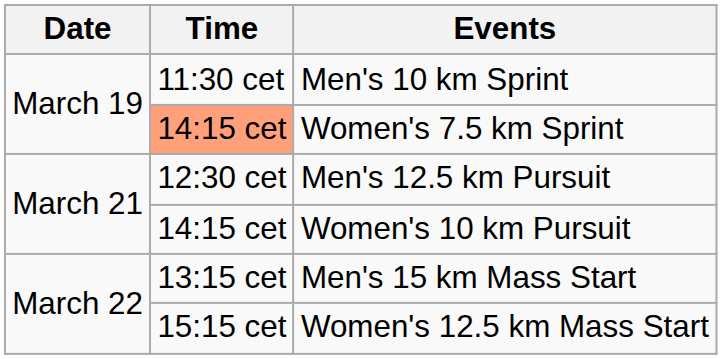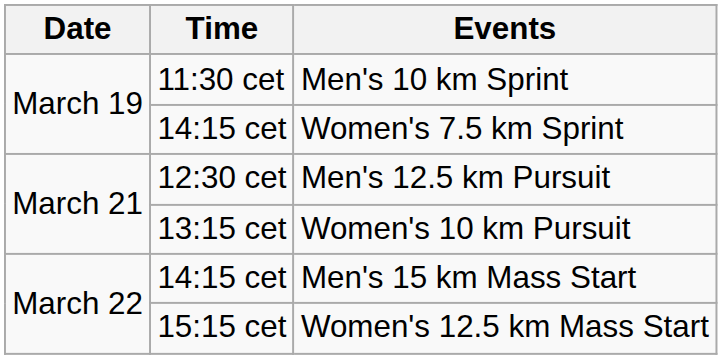(222, 128) lightsalmon background -> (222, 128) no background
(222, 228) 14:15 cet -> (222, 228) 13:15 cet
(222, 278) 13:15 cet -> (222, 278) 14:15 cet
